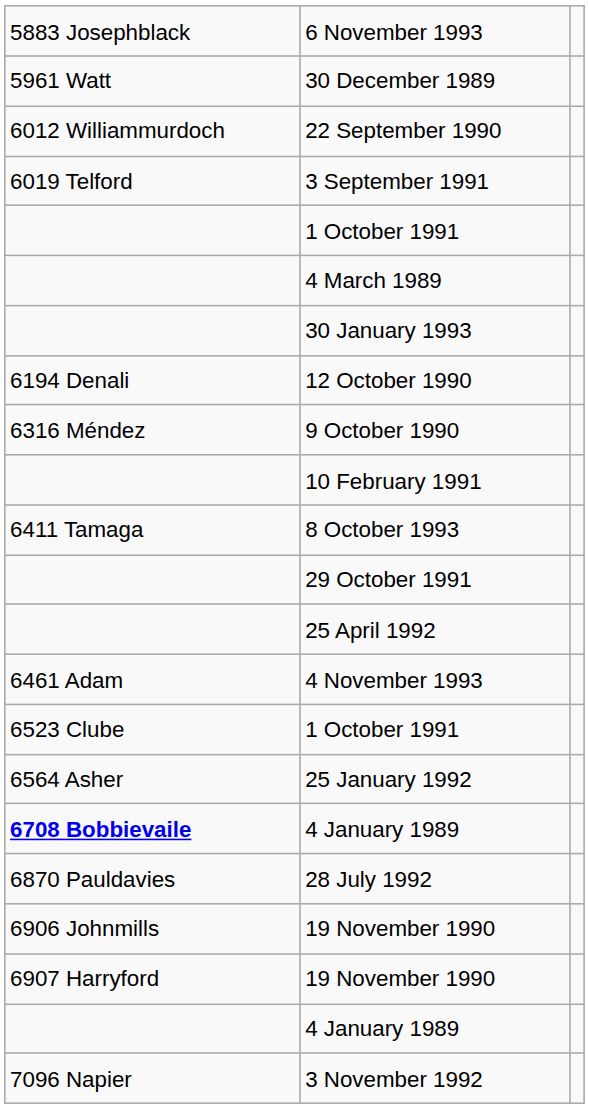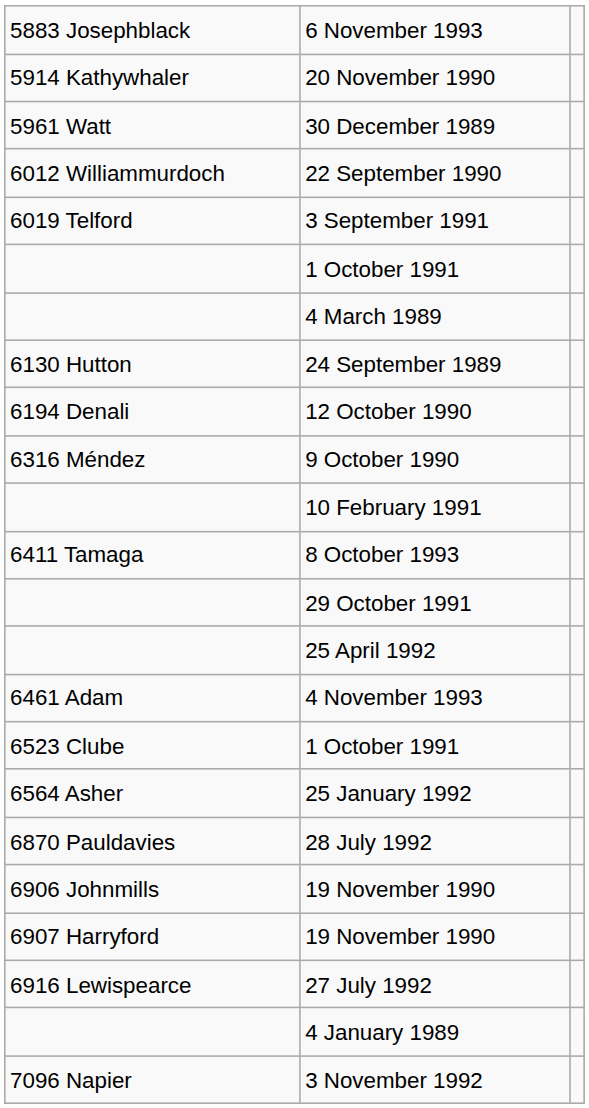+ row: (99, 78)
- row: (152, 330)
+ row: (71, 364)
- row: (101, 829)
+ row: (101, 984)
